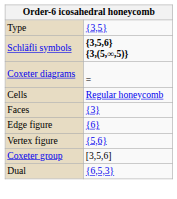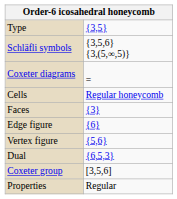(107, 48) bold -> (108, 48) normal
rows swapped: (17, 171) <-> (35, 156)
+ row: (27, 186)
